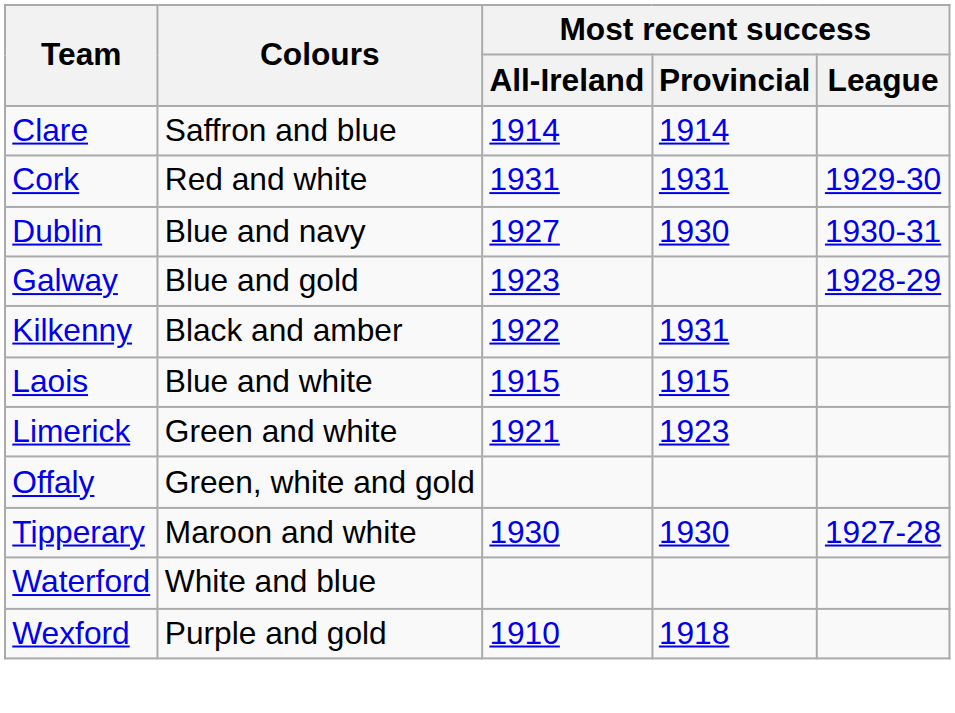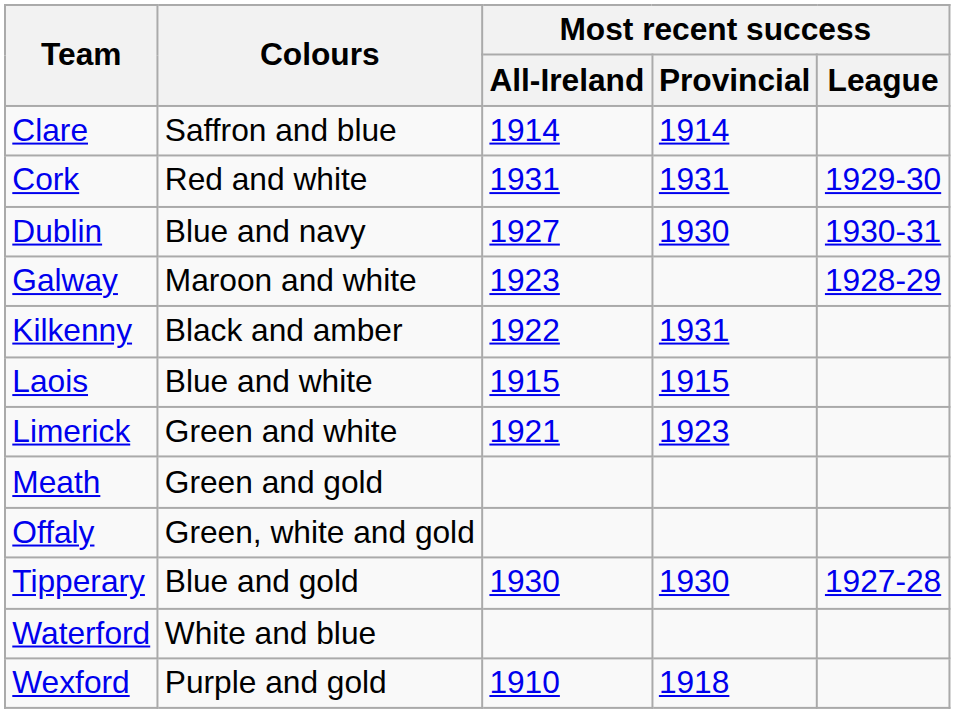(262, 280) Blue and gold -> (291, 280) Maroon and white
+ row: (56, 481)
(291, 532) Maroon and white -> (262, 582) Blue and gold
